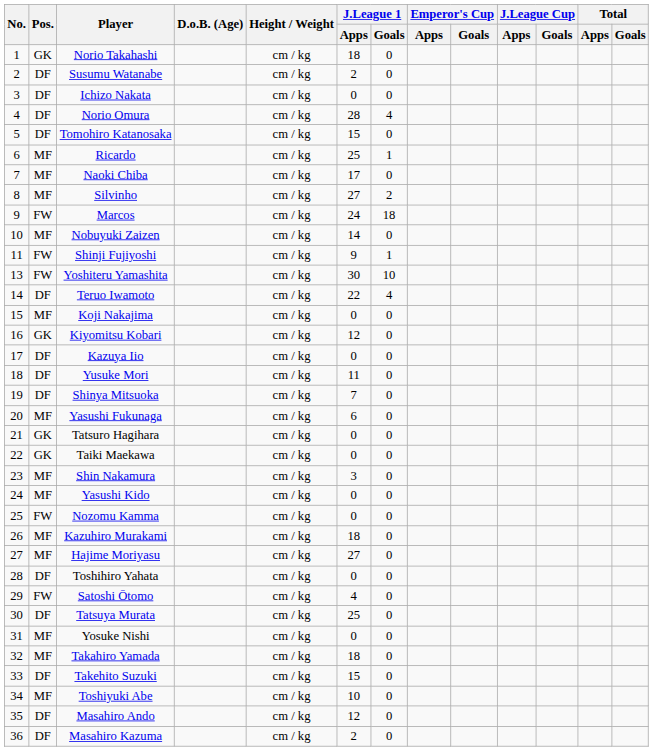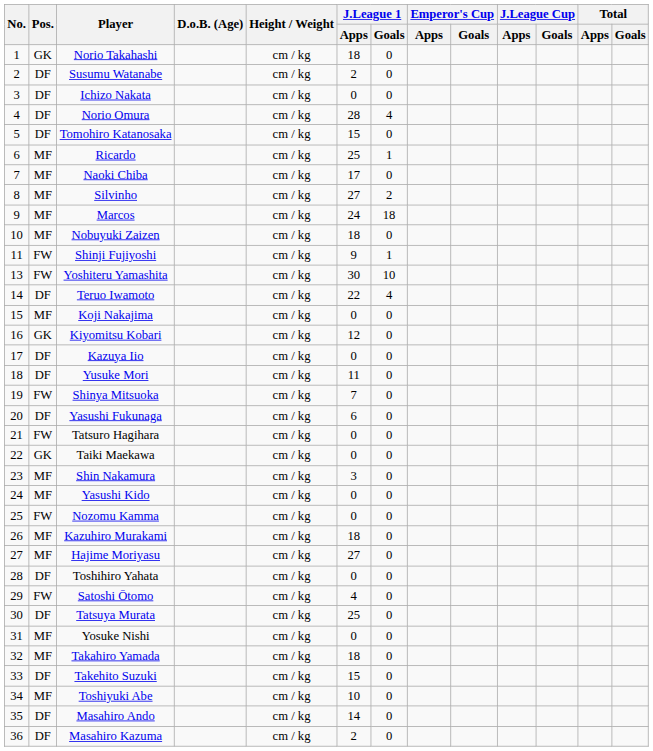(43, 214) FW -> (43, 214) MF
(354, 235) 14 -> (354, 235) 18
(43, 395) DF -> (43, 395) FW
(43, 415) MF -> (43, 415) DF
(43, 435) GK -> (43, 435) FW
(354, 716) 12 -> (354, 716) 14
